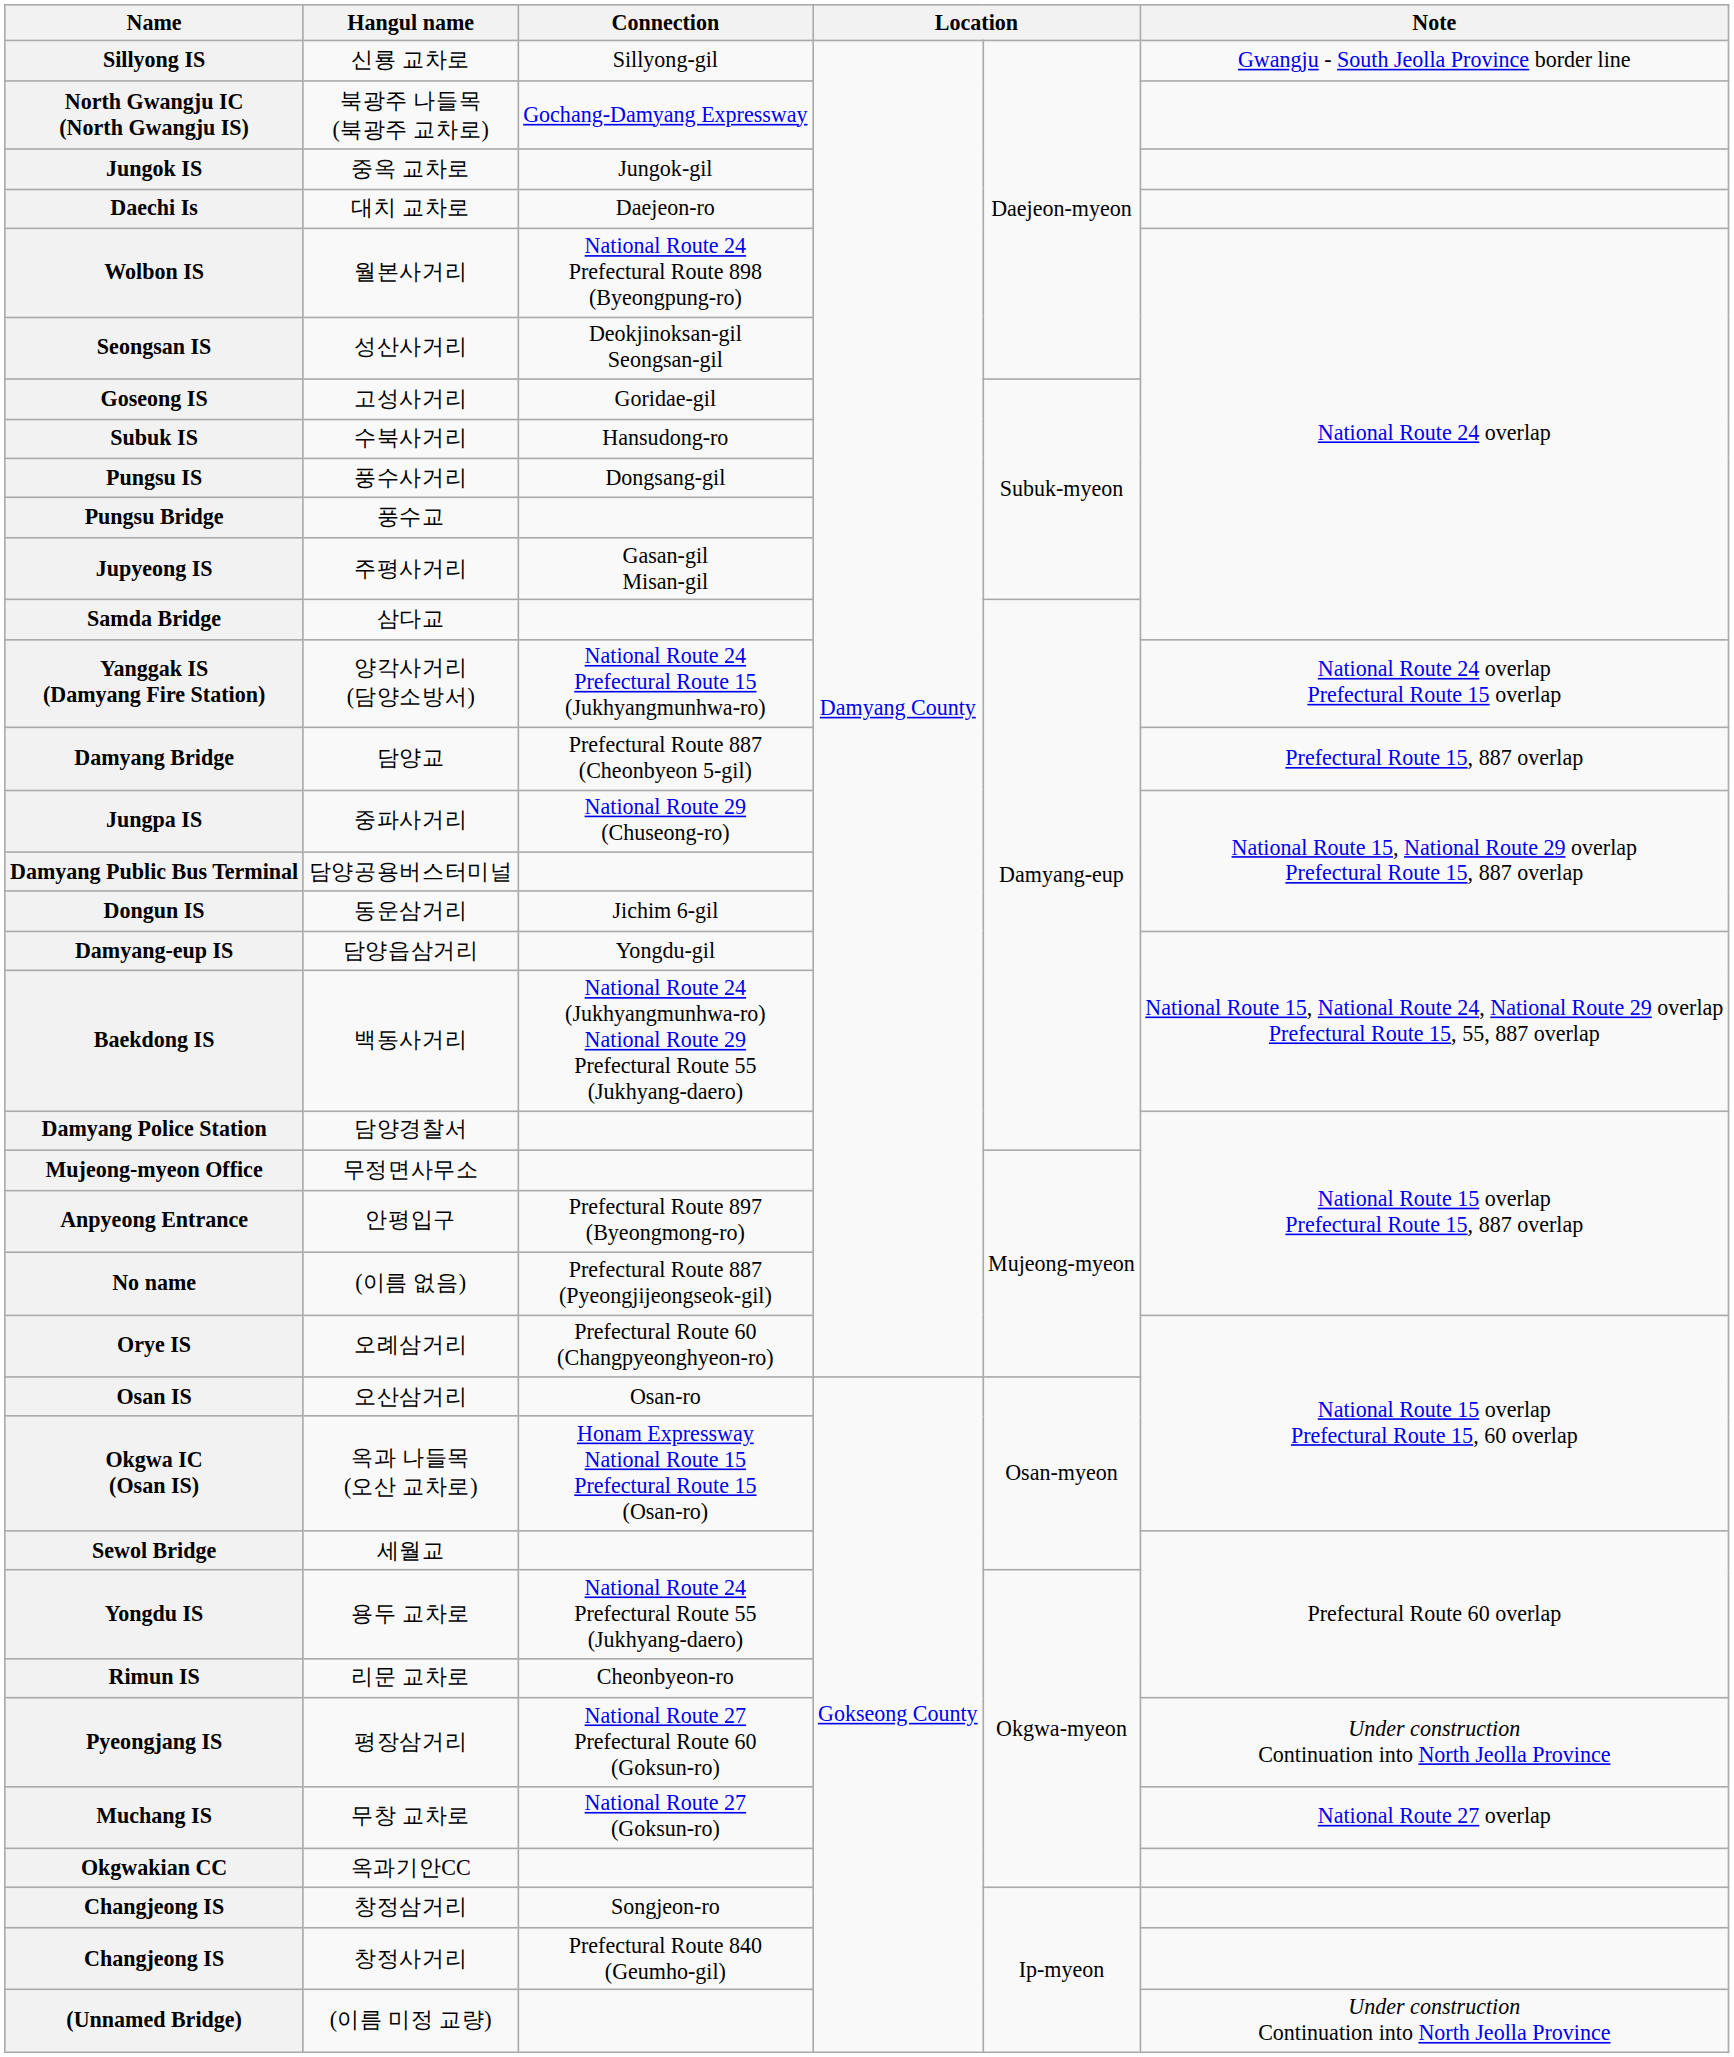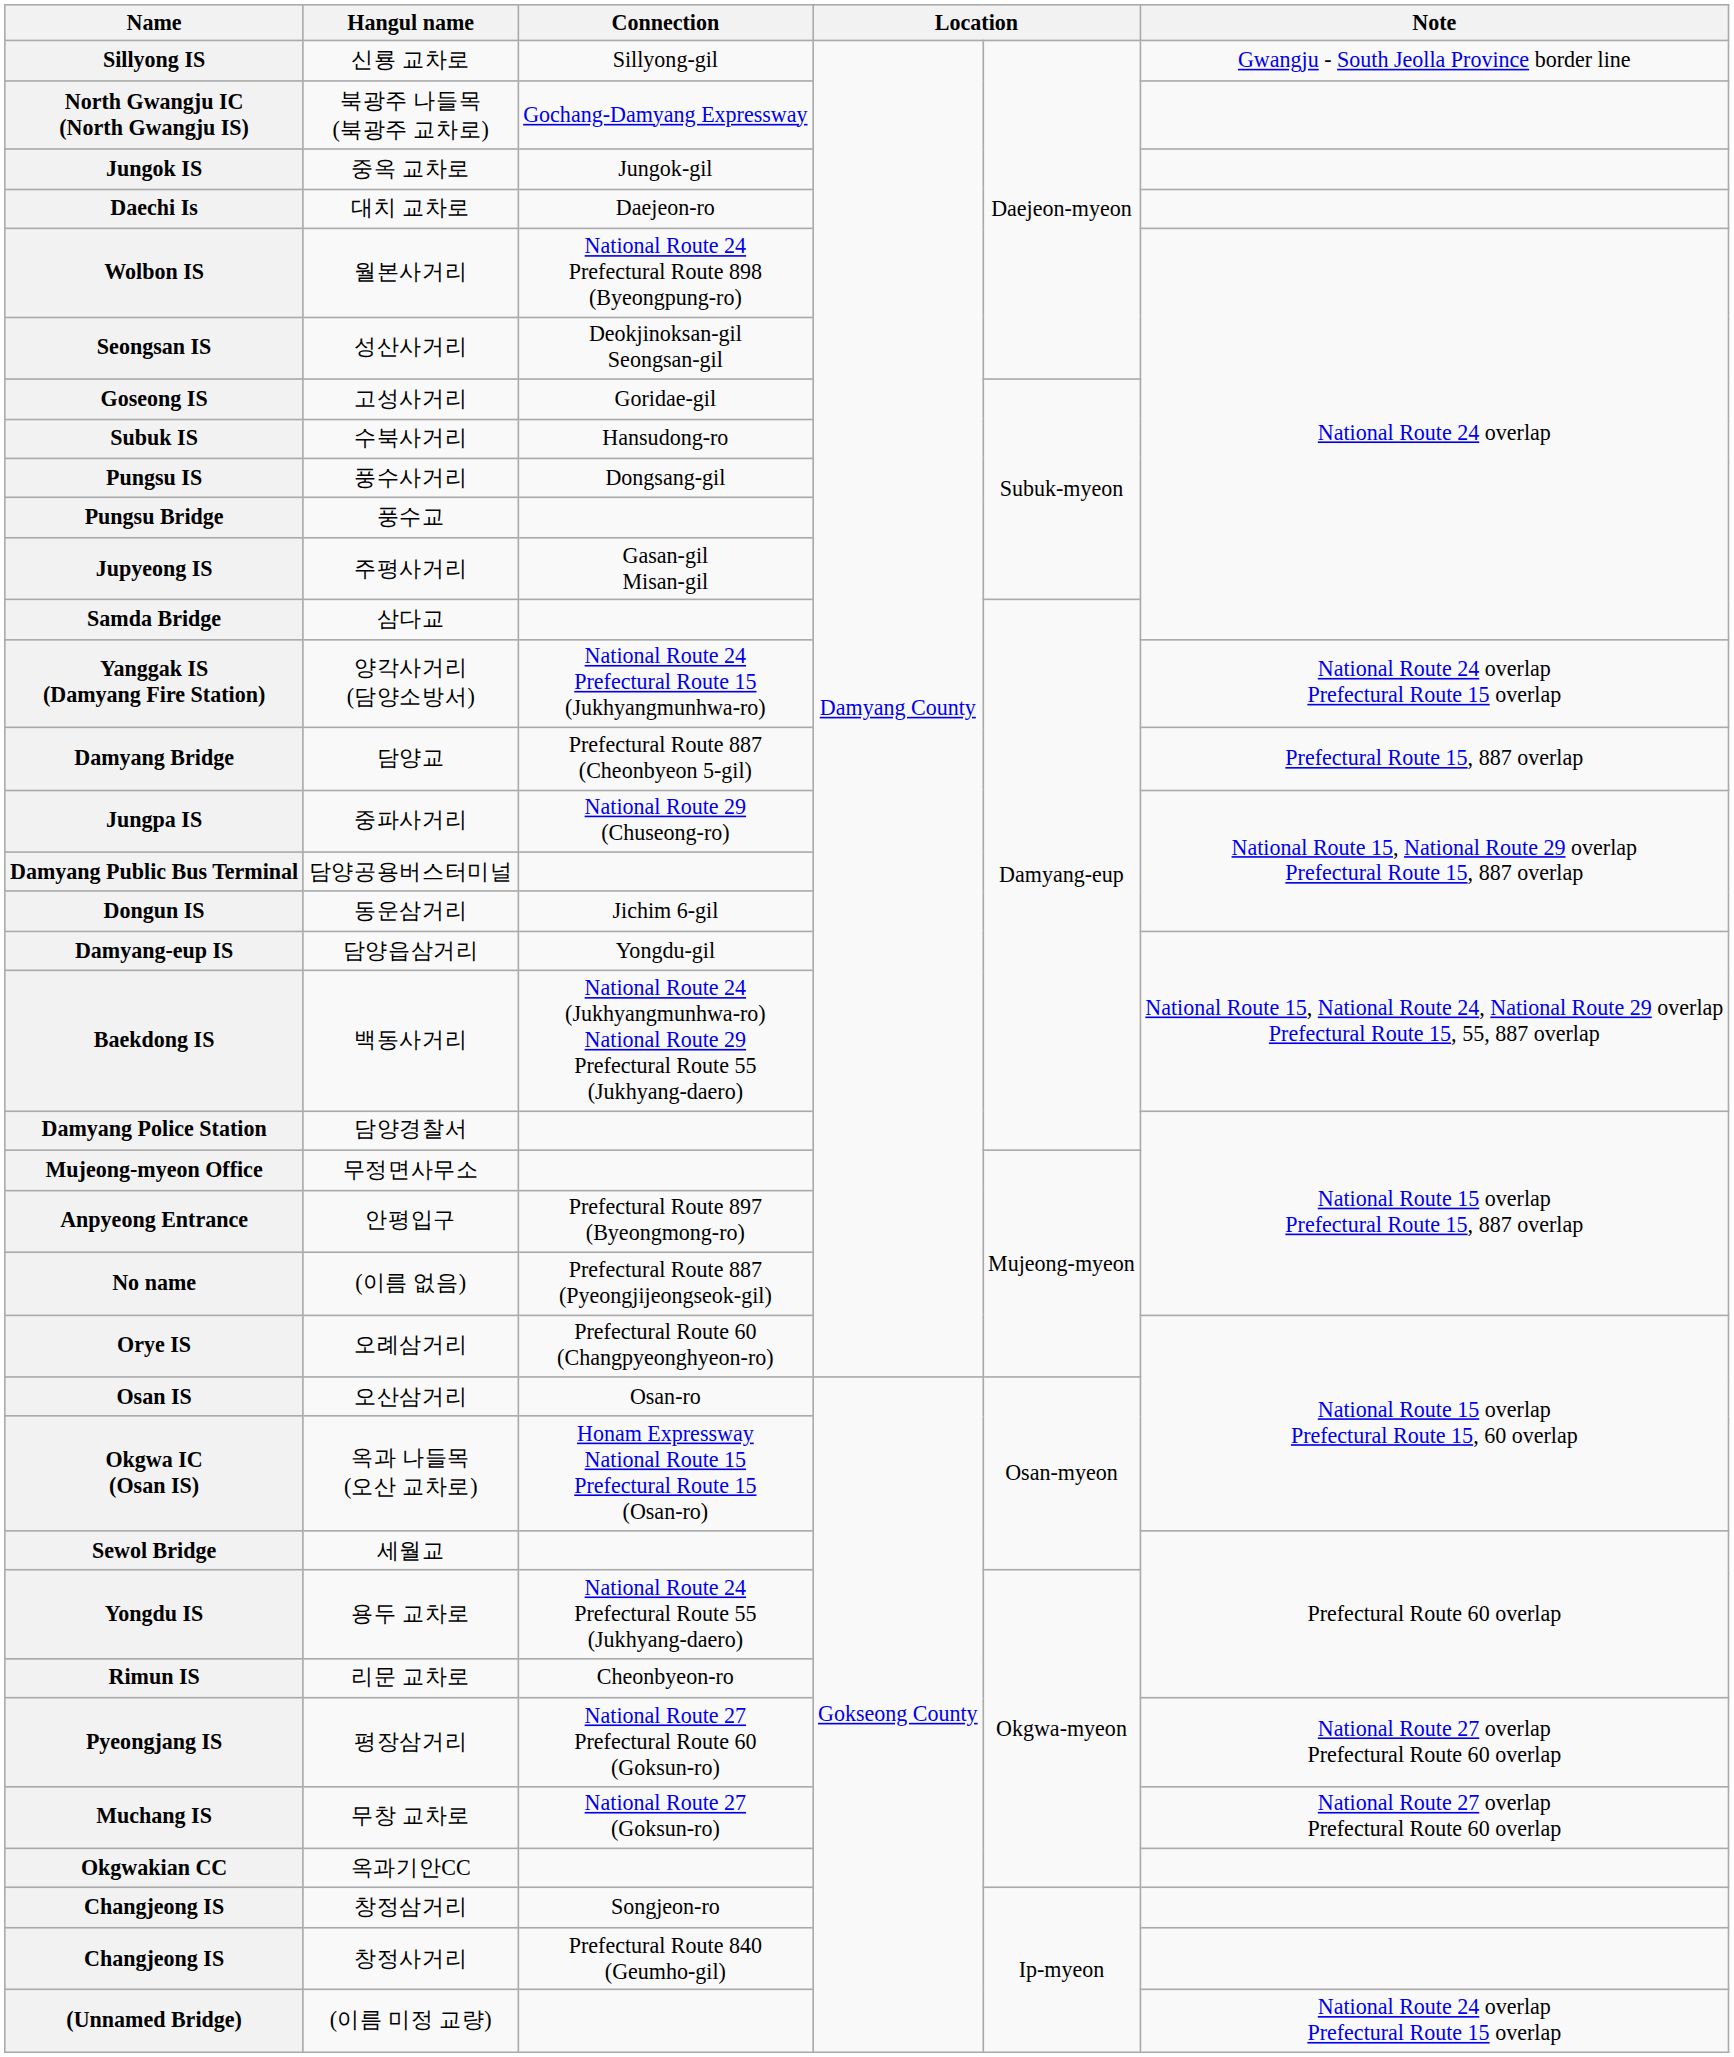(1434, 1741) Under construction Continuation into North Jeolla Province -> (1434, 1741) National Route 27 overlap Prefectural Route 60 overlap
(1434, 1816) National Route 27 overlap -> (1434, 1816) National Route 27 overlap Prefectural Route 60 overlap
(1434, 2020) Under construction Continuation into North Jeolla Province -> (1434, 2020) National Route 24 overlap Prefectural Route 15 overlap
